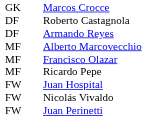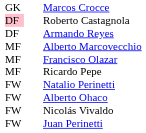(12, 20) no background -> (12, 20) pink background
+ row: (79, 85)
- row: (73, 85)
+ row: (75, 98)
